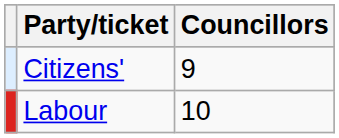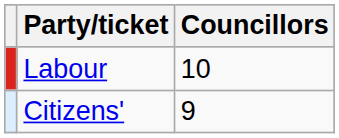rows swapped: (65, 111) <-> (74, 68)
